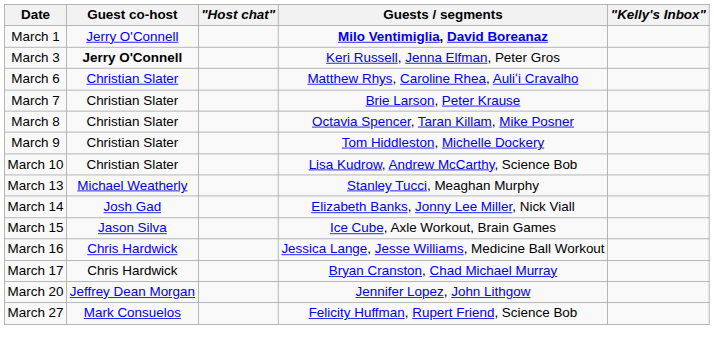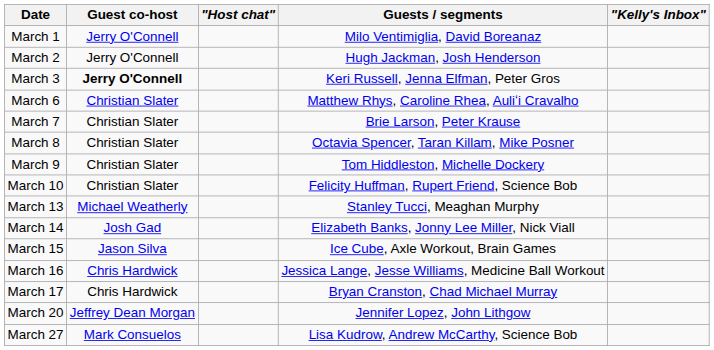(443, 36) bold -> (443, 36) normal
+ row: (36, 57)
(443, 164) Lisa Kudrow, Andrew McCarthy, Science Bob -> (443, 185) Felicity Huffman, Rupert Friend, Science Bob
(443, 313) Felicity Huffman, Rupert Friend, Science Bob -> (443, 334) Lisa Kudrow, Andrew McCarthy, Science Bob
